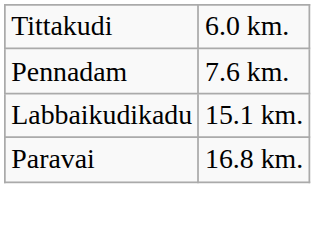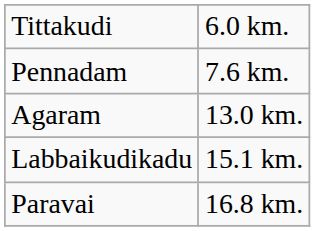+ row: (56, 114)
